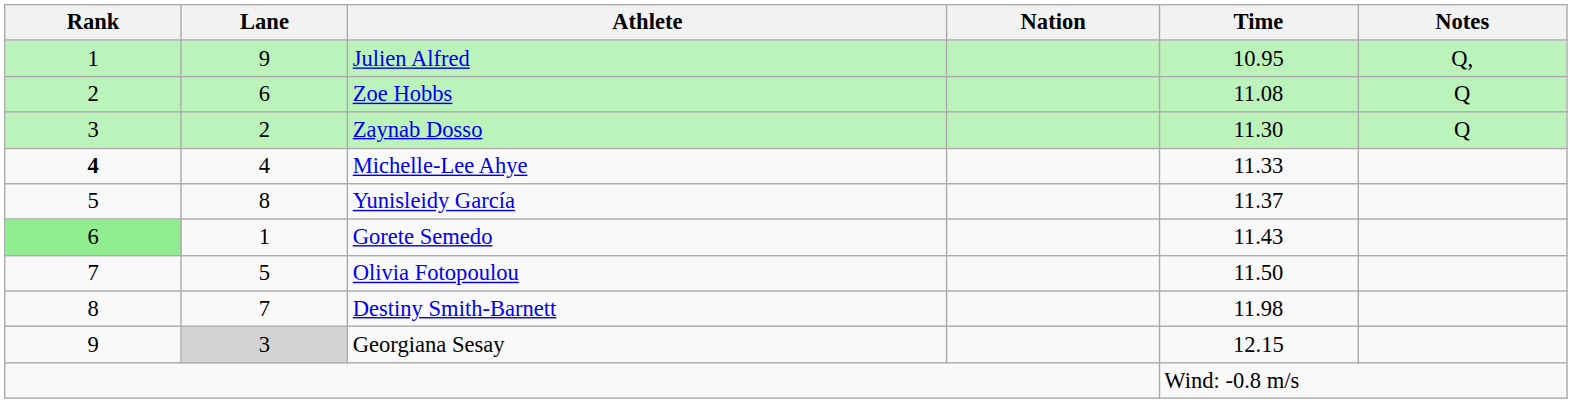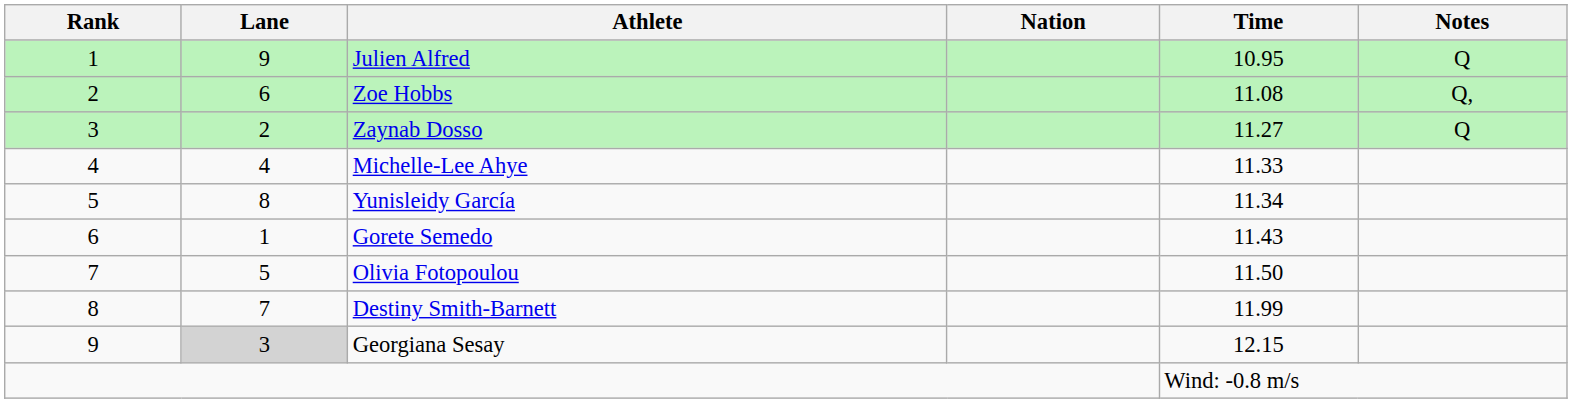(1462, 58) Q, -> (1462, 58) Q
(1462, 93) Q -> (1462, 93) Q,
(1258, 129) 11.30 -> (1258, 129) 11.27
(93, 165) bold -> (93, 165) normal
(1258, 201) 11.37 -> (1258, 201) 11.34
(93, 237) lightgreen background -> (93, 237) no background
(1258, 308) 11.98 -> (1258, 308) 11.99
